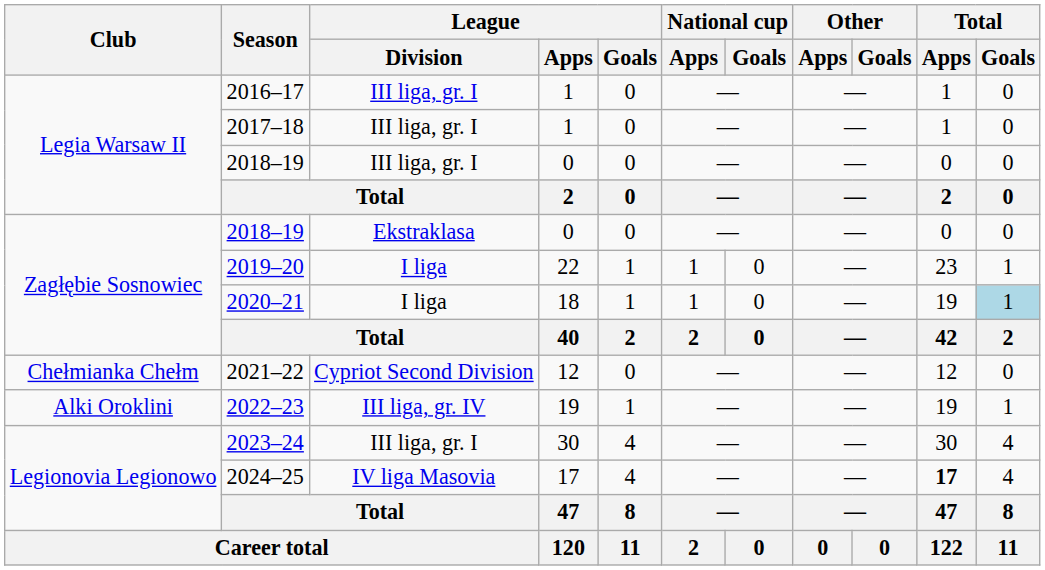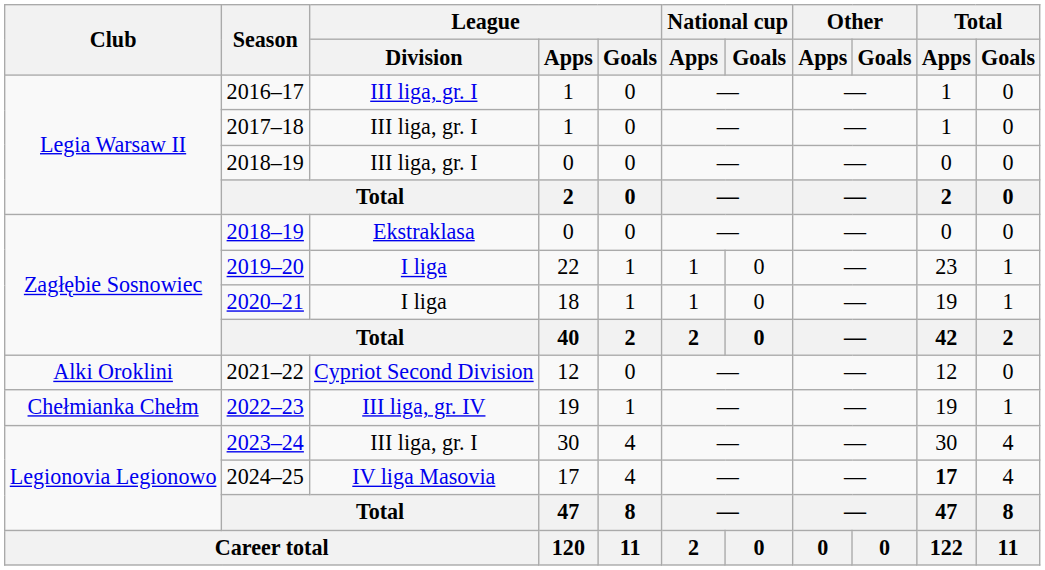(1008, 302) lightblue background -> (1008, 302) no background
(113, 372) Chełmianka Chełm -> (113, 372) Alki Oroklini
(113, 407) Alki Oroklini -> (113, 407) Chełmianka Chełm
